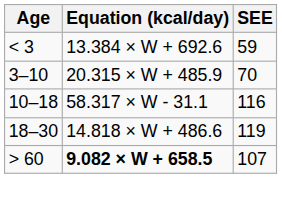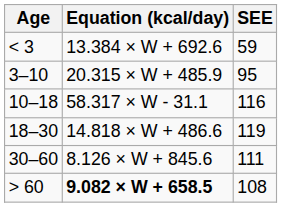(247, 74) 70 -> (247, 74) 95
+ row: (33, 159)
(252, 159) 107 -> (252, 187) 108
